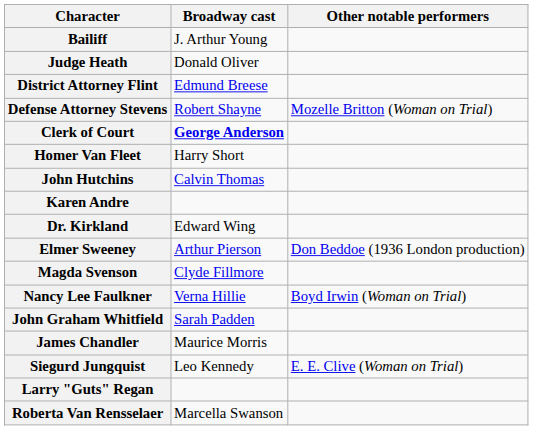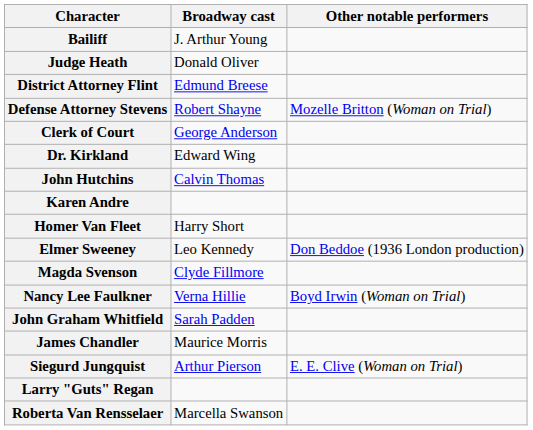(229, 132) bold -> (226, 132) normal
rows swapped: (88, 226) <-> (88, 156)
(218, 249) Arthur Pierson -> (214, 249) Leo Kennedy
(214, 366) Leo Kennedy -> (218, 366) Arthur Pierson
